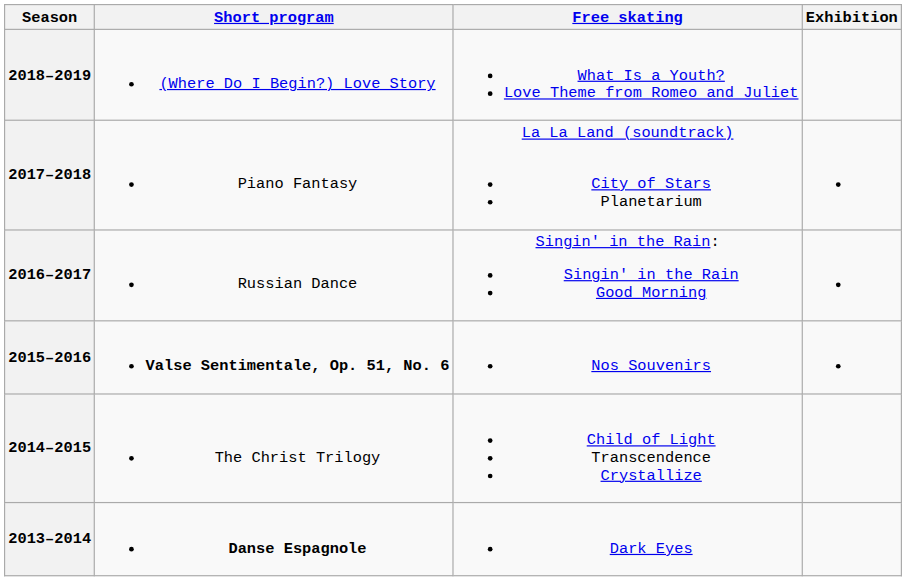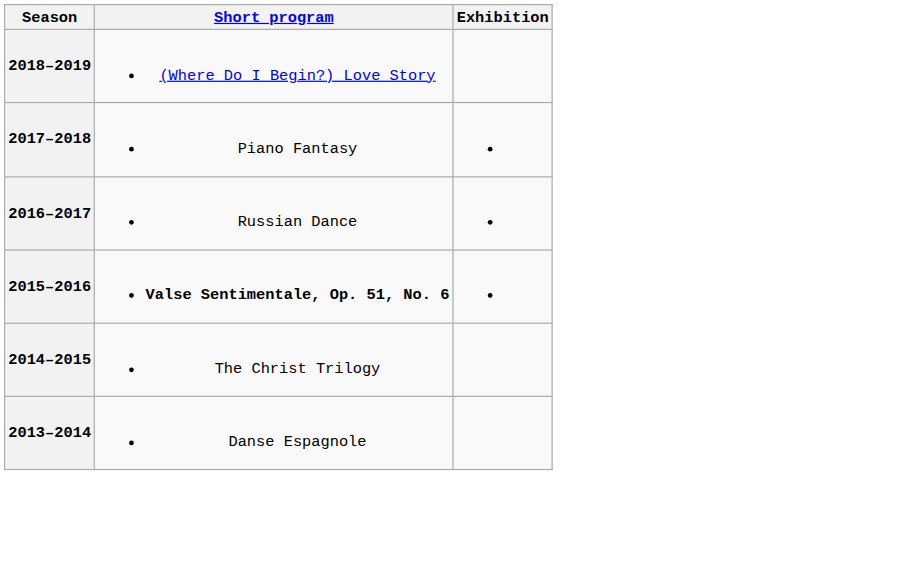- column: (628, 17)
(274, 548) bold -> (274, 442) normal
